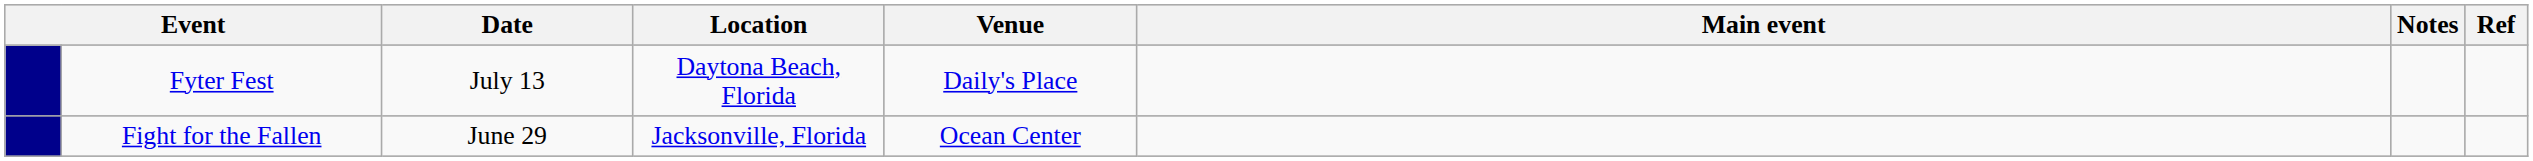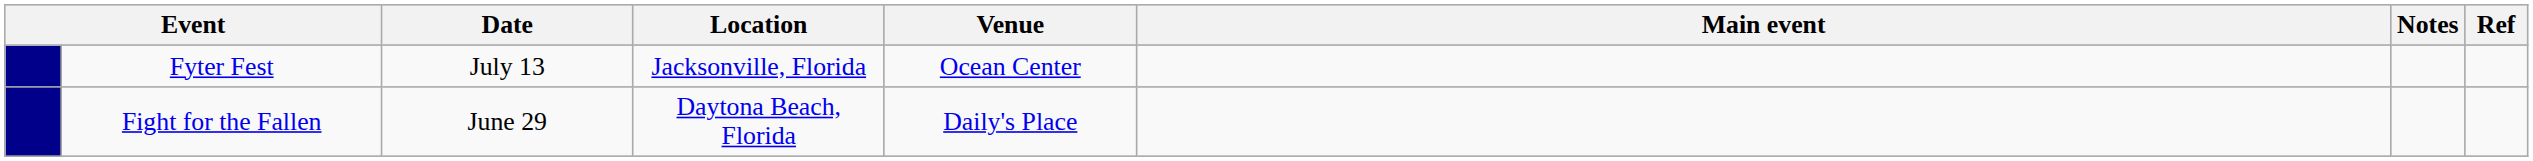(759, 80) Daytona Beach, Florida -> (759, 65) Jacksonville, Florida
(1010, 80) Daily's Place -> (1010, 65) Ocean Center
(759, 135) Jacksonville, Florida -> (759, 121) Daytona Beach, Florida
(1010, 135) Ocean Center -> (1010, 121) Daily's Place
